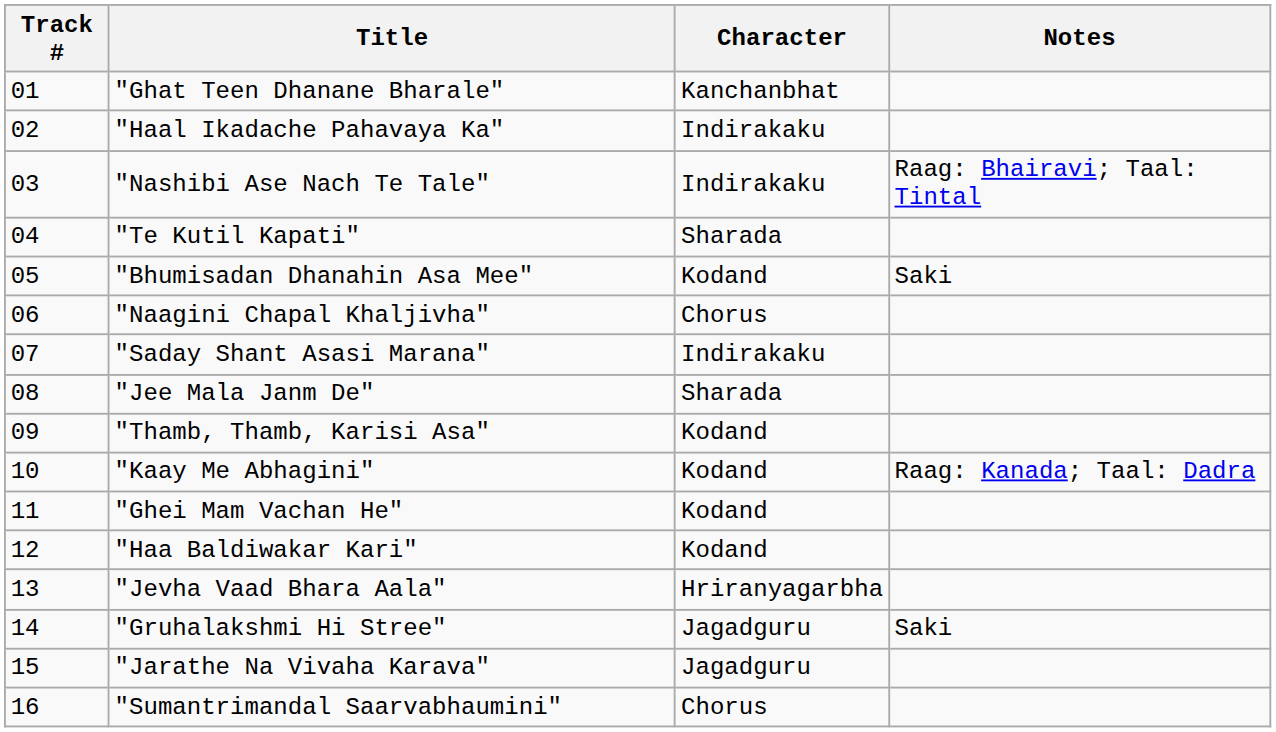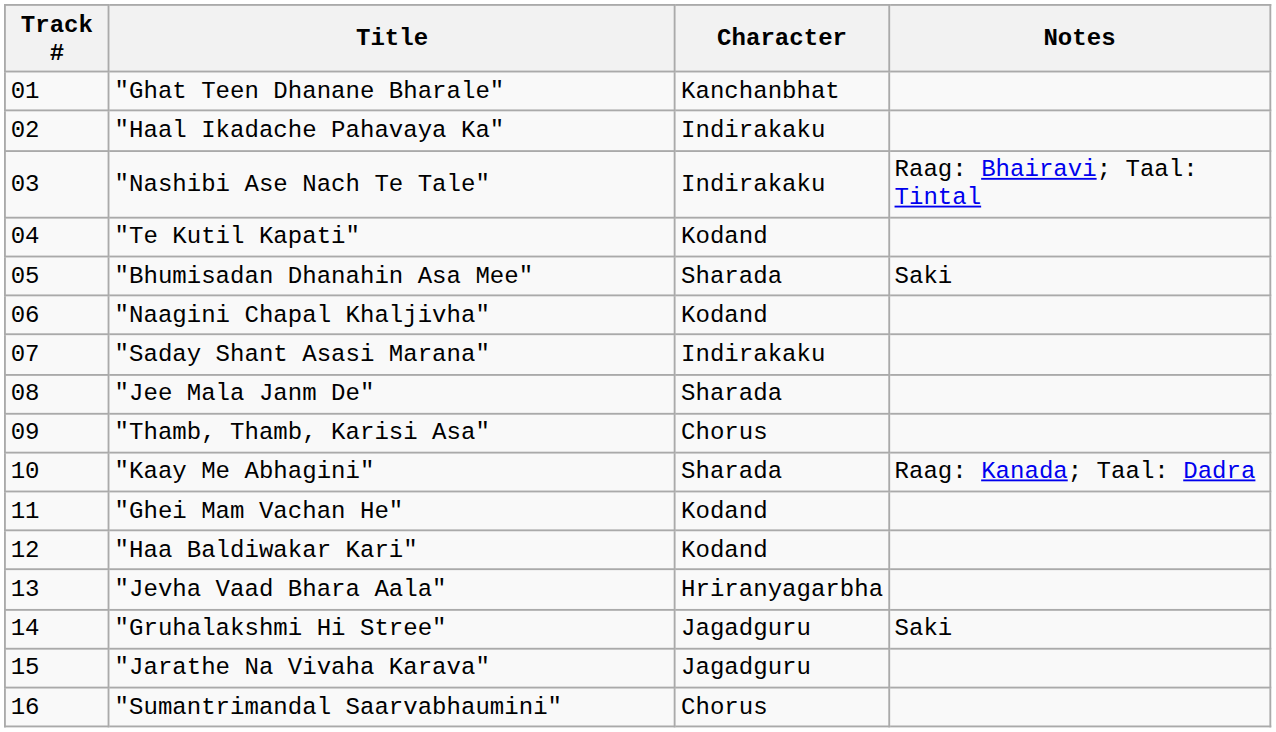(732, 237) Sharada -> (724, 237) Kodand
(724, 276) Kodand -> (732, 276) Sharada
(724, 315) Chorus -> (724, 315) Kodand
(724, 433) Kodand -> (724, 433) Chorus
(724, 472) Kodand -> (732, 472) Sharada
